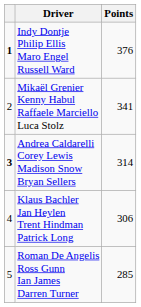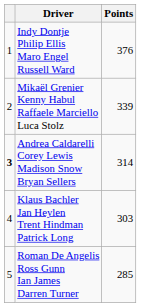(10, 50) bold -> (10, 50) normal
(125, 106) 341 -> (125, 106) 339
(125, 218) 306 -> (125, 218) 303
